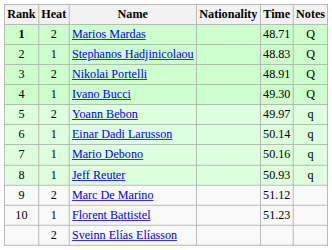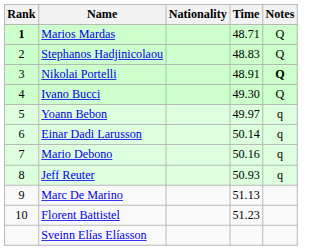- column: (54, 14)
(311, 74) normal -> (280, 74) bold
(277, 195) 51.12 -> (246, 195) 51.13
